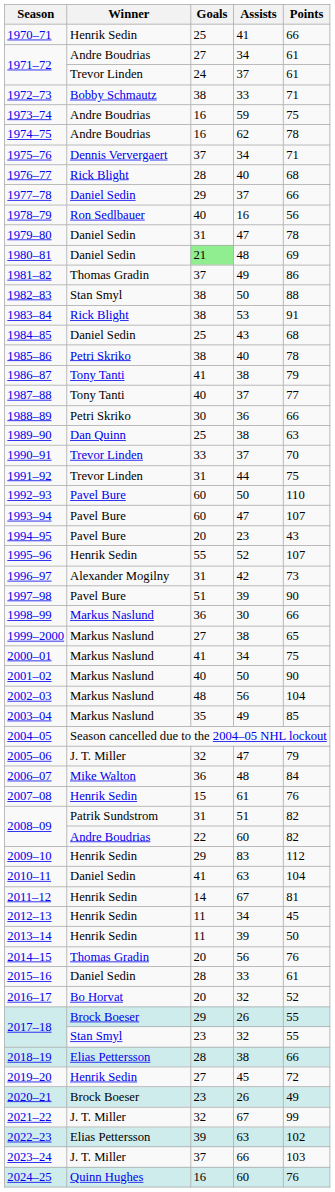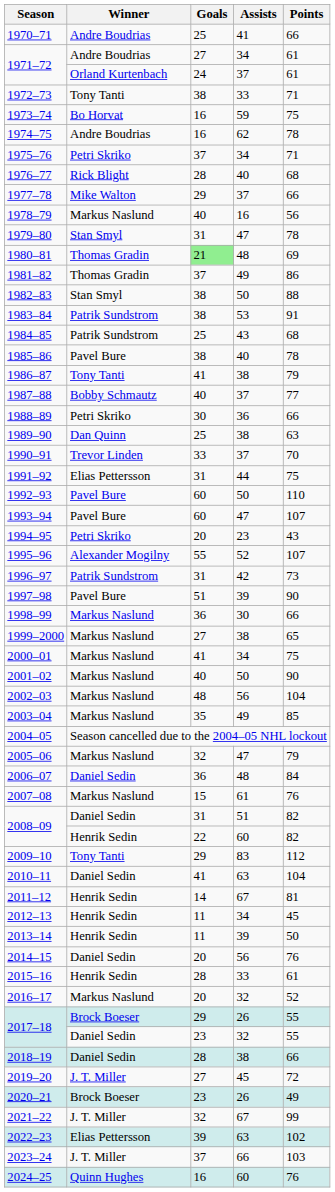(104, 34) Henrik Sedin -> (110, 34) Andre Boudrias
(106, 74) Trevor Linden -> (119, 74) Orland Kurtenbach
(113, 94) Bobby Schmautz -> (97, 94) Tony Tanti
(110, 114) Andre Boudrias -> (97, 114) Bo Horvat
(119, 154) Dennis Ververgaert -> (100, 154) Petri Skriko
(103, 194) Daniel Sedin -> (103, 194) Mike Walton
(107, 214) Ron Sedlbauer -> (112, 214) Markus Naslund
(103, 235) Daniel Sedin -> (96, 235) Stan Smyl
(103, 255) Daniel Sedin -> (110, 255) Thomas Gradin
(99, 315) Rick Blight -> (114, 315) Patrik Sundstrom
(103, 335) Daniel Sedin -> (114, 335) Patrik Sundstrom
(100, 355) Petri Skriko -> (98, 355) Pavel Bure
(97, 395) Tony Tanti -> (113, 395) Bobby Schmautz
(106, 475) Trevor Linden -> (110, 475) Elias Pettersson
(98, 535) Pavel Bure -> (100, 535) Petri Skriko
(104, 555) Henrik Sedin -> (120, 555) Alexander Mogilny
(120, 575) Alexander Mogilny -> (114, 575) Patrik Sundstrom
(98, 756) J. T. Miller -> (112, 756) Markus Naslund
(103, 776) Mike Walton -> (103, 776) Daniel Sedin
(104, 796) Henrik Sedin -> (112, 796) Markus Naslund
(114, 816) Patrik Sundstrom -> (103, 816) Daniel Sedin
(110, 836) Andre Boudrias -> (104, 836) Henrik Sedin
(104, 856) Henrik Sedin -> (97, 856) Tony Tanti
(110, 956) Thomas Gradin -> (103, 956) Daniel Sedin
(103, 976) Daniel Sedin -> (104, 976) Henrik Sedin
(97, 996) Bo Horvat -> (112, 996) Markus Naslund
(96, 1036) Stan Smyl -> (103, 1036) Daniel Sedin
(110, 1056) Elias Pettersson -> (103, 1056) Daniel Sedin
(104, 1076) Henrik Sedin -> (98, 1076) J. T. Miller
